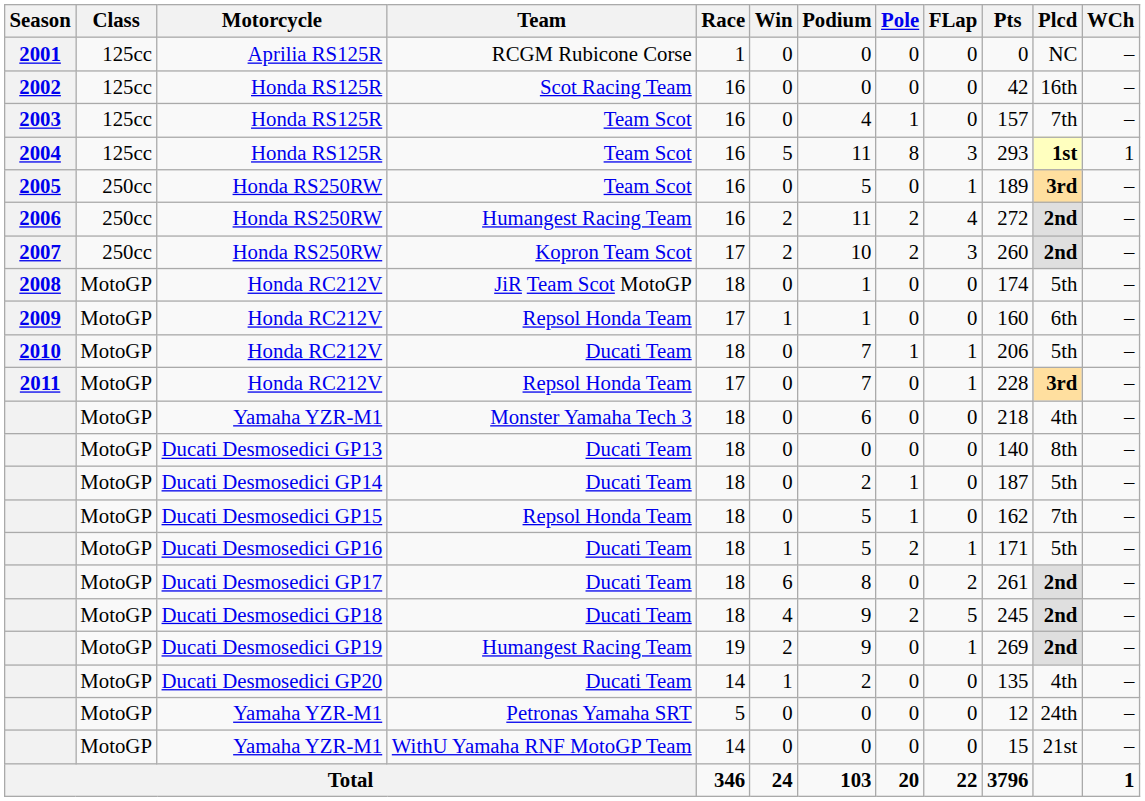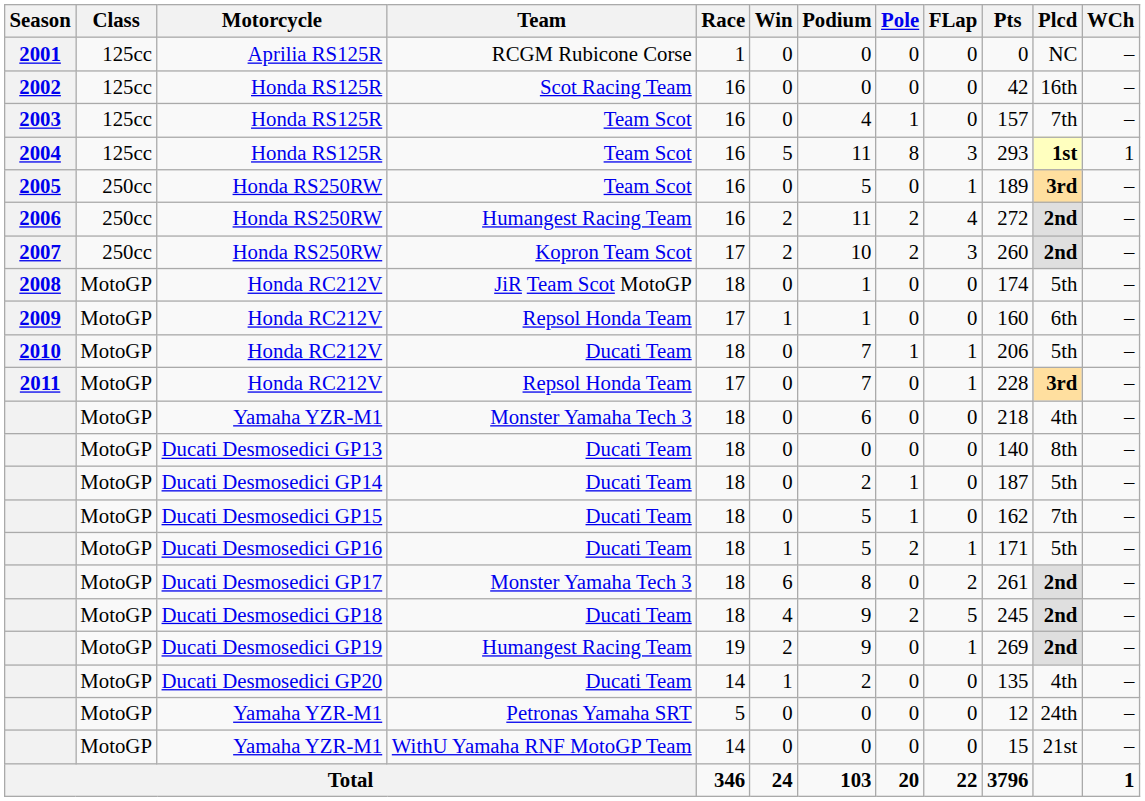(607, 515) Repsol Honda Team -> (639, 515) Ducati Team
(639, 581) Ducati Team -> (591, 581) Monster Yamaha Tech 3
